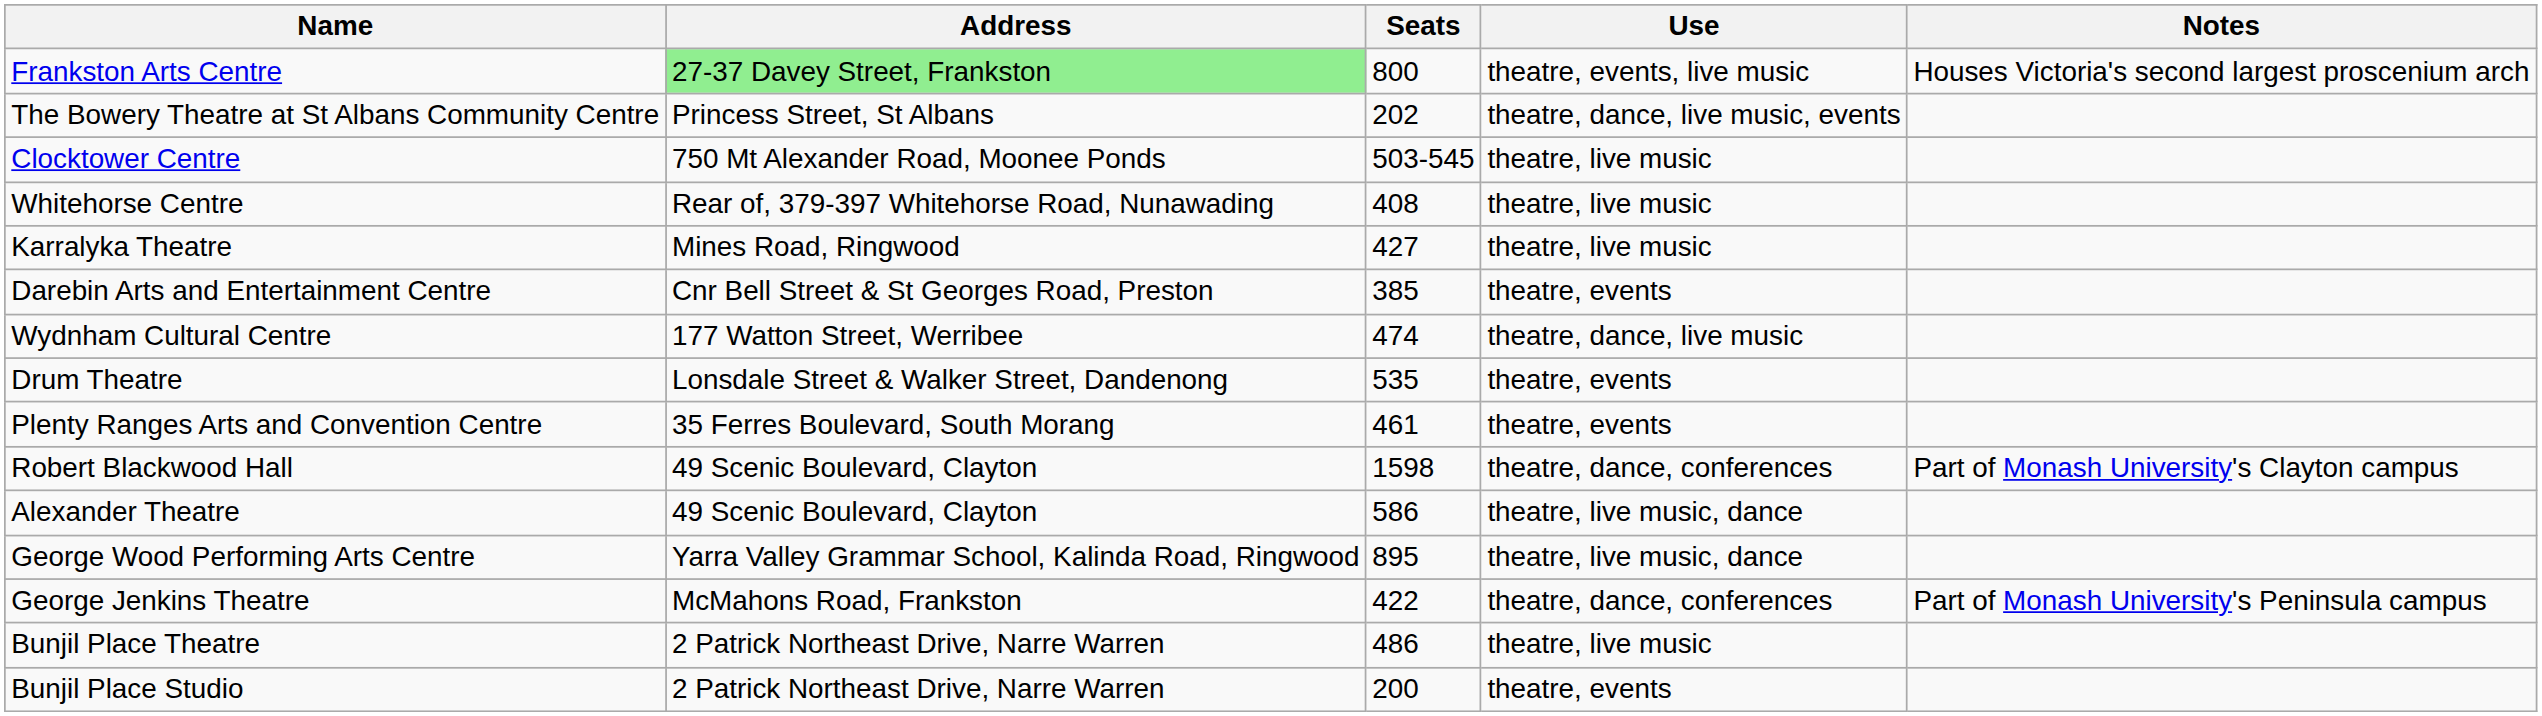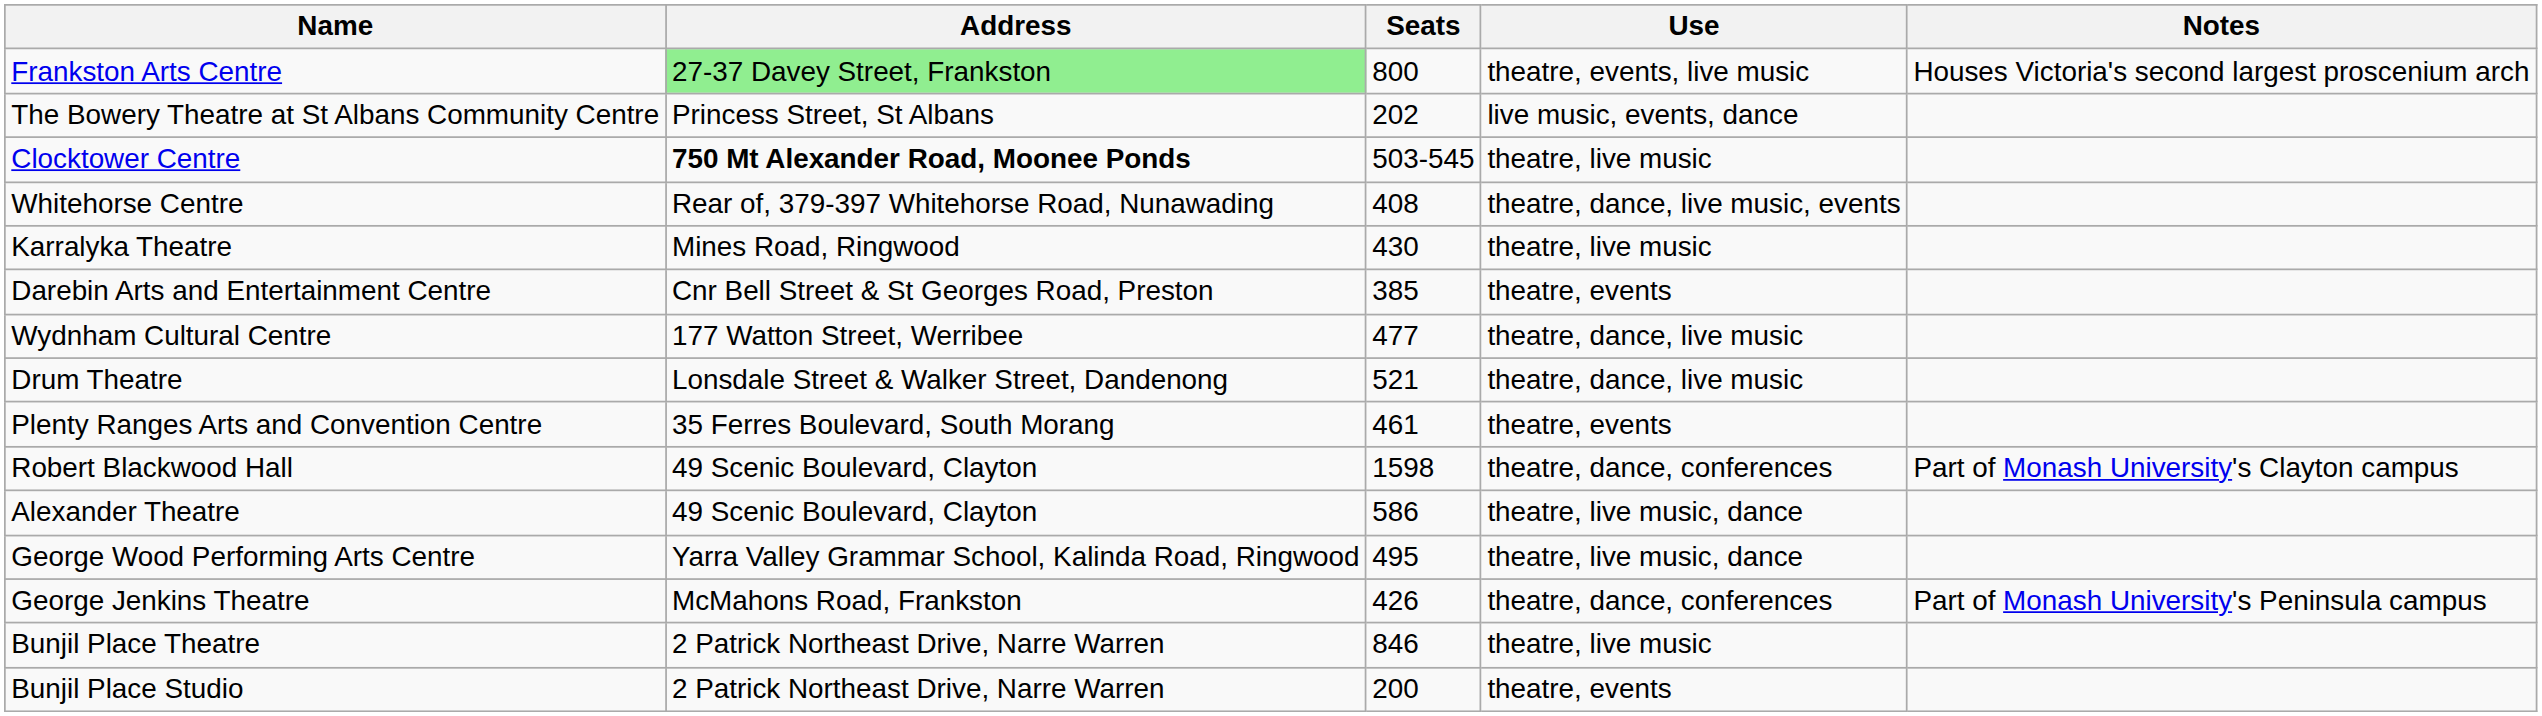(1694, 114) theatre, dance, live music, events -> (1643, 114) live music, events, dance
(919, 159) normal -> (931, 159) bold
(1600, 203) theatre, live music -> (1694, 203) theatre, dance, live music, events
(1396, 247) 427 -> (1396, 247) 430
(1396, 335) 474 -> (1396, 335) 477
(1396, 379) 535 -> (1396, 379) 521
(1579, 379) theatre, events -> (1645, 379) theatre, dance, live music
(1396, 556) 895 -> (1396, 556) 495
(1396, 600) 422 -> (1396, 600) 426
(1396, 644) 486 -> (1396, 644) 846
